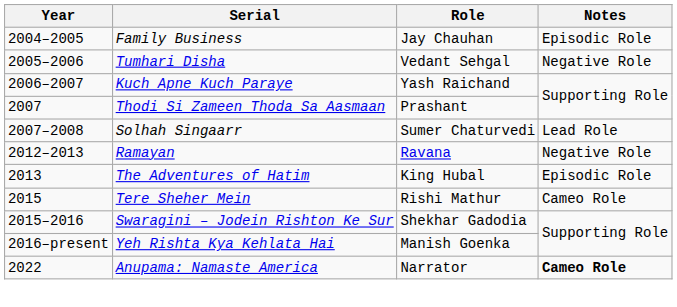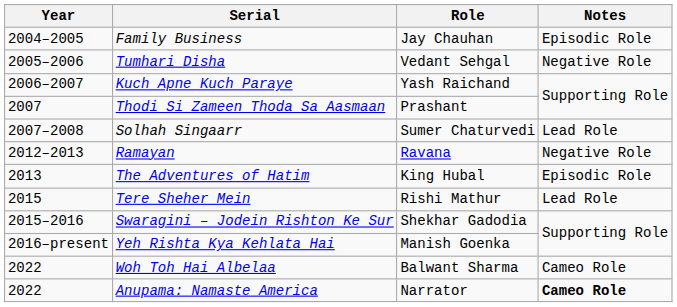(584, 199) Cameo Role -> (580, 199) Lead Role
+ row: (196, 268)
